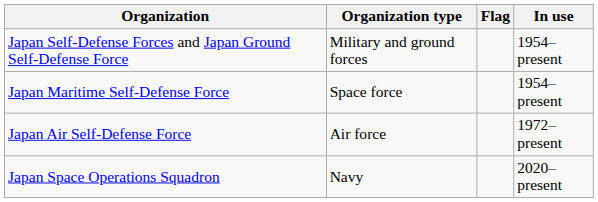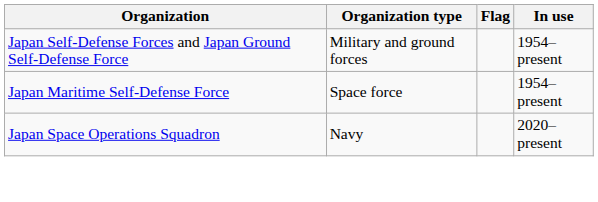- row: (100, 134)
